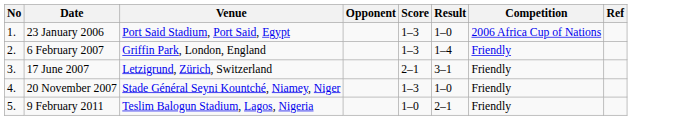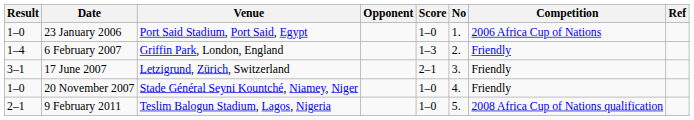columns swapped: (14, 13) <-> (450, 13)
(410, 32) 1–3 -> (427, 32) 1–0
(410, 87) 1–3 -> (427, 87) 1–0
(491, 106) Friendly -> (567, 106) 2008 Africa Cup of Nations qualification
